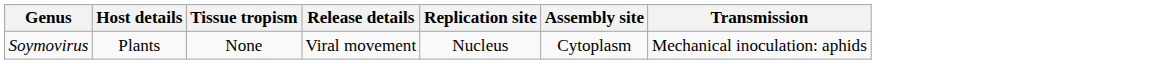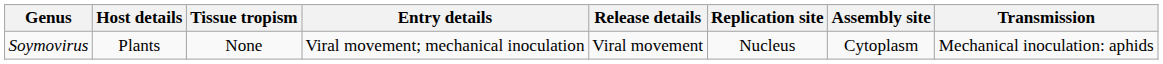+ column: (445, 18)
